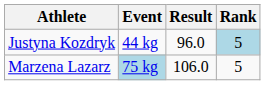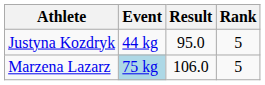(191, 42) 96.0 -> (191, 42) 95.0
(238, 42) lightblue background -> (238, 42) no background
